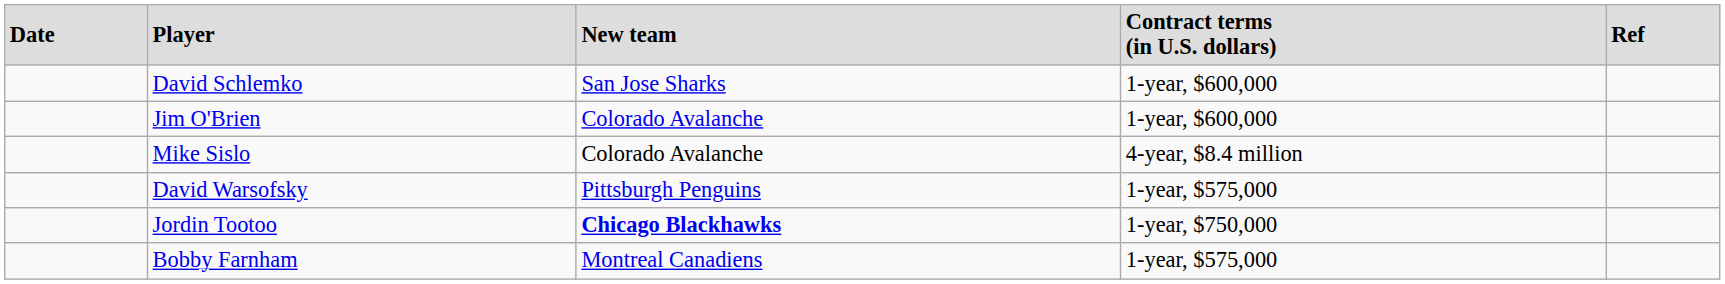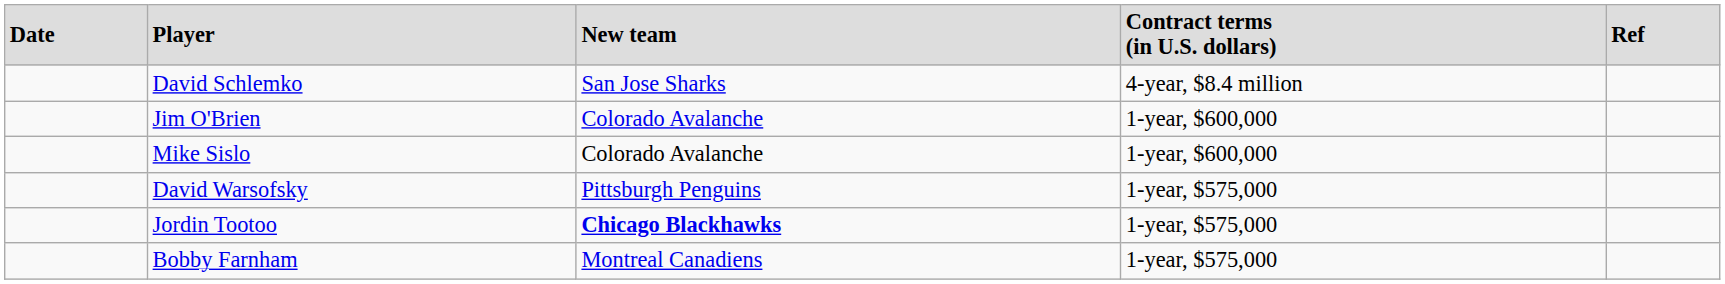(1202, 82) 1-year, $600,000 -> (1214, 82) 4-year, $8.4 million
(1214, 154) 4-year, $8.4 million -> (1202, 154) 1-year, $600,000
(1202, 225) 1-year, $750,000 -> (1202, 225) 1-year, $575,000
